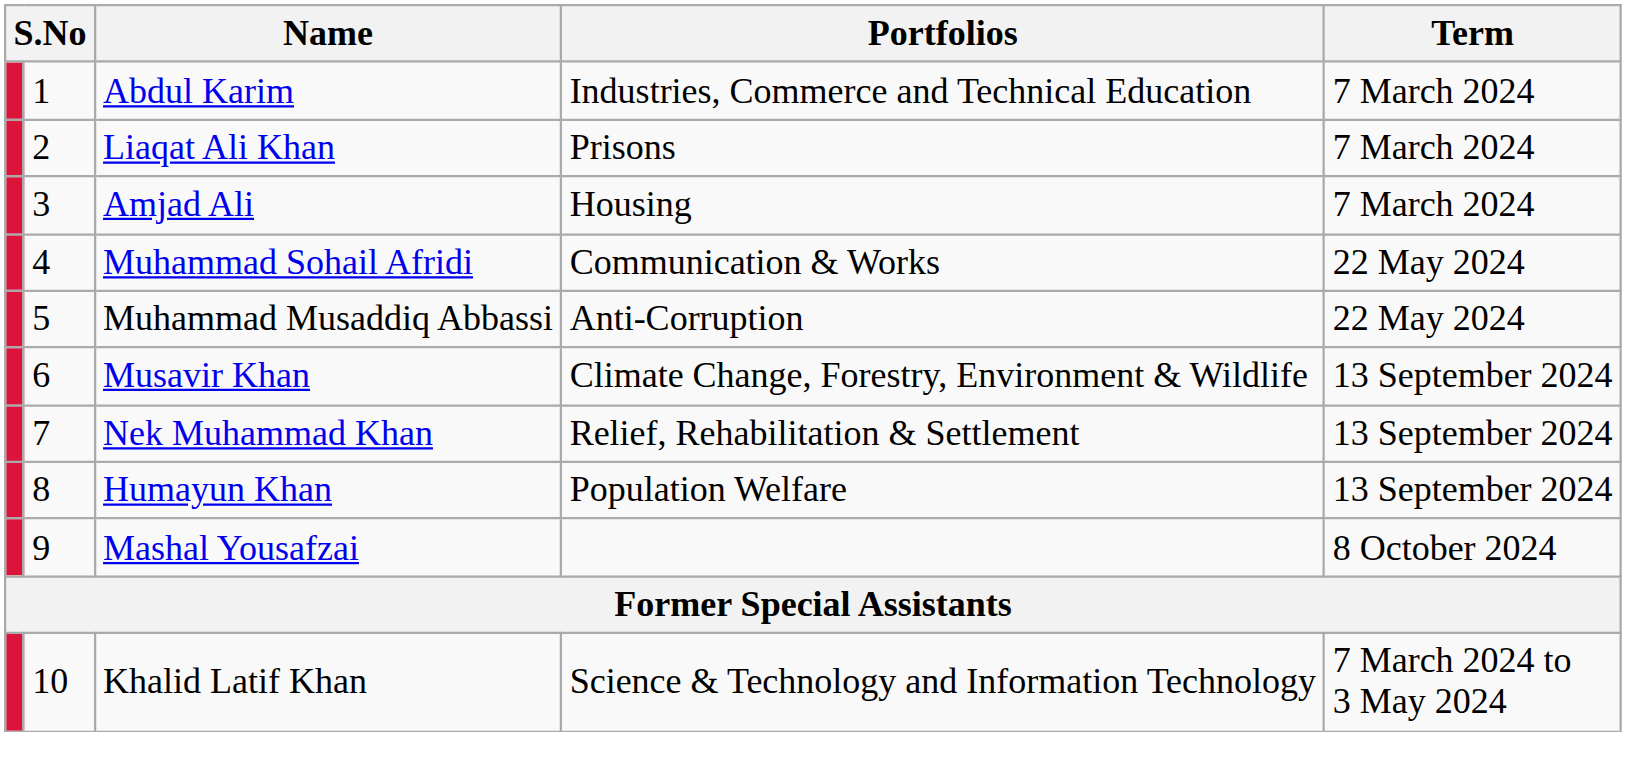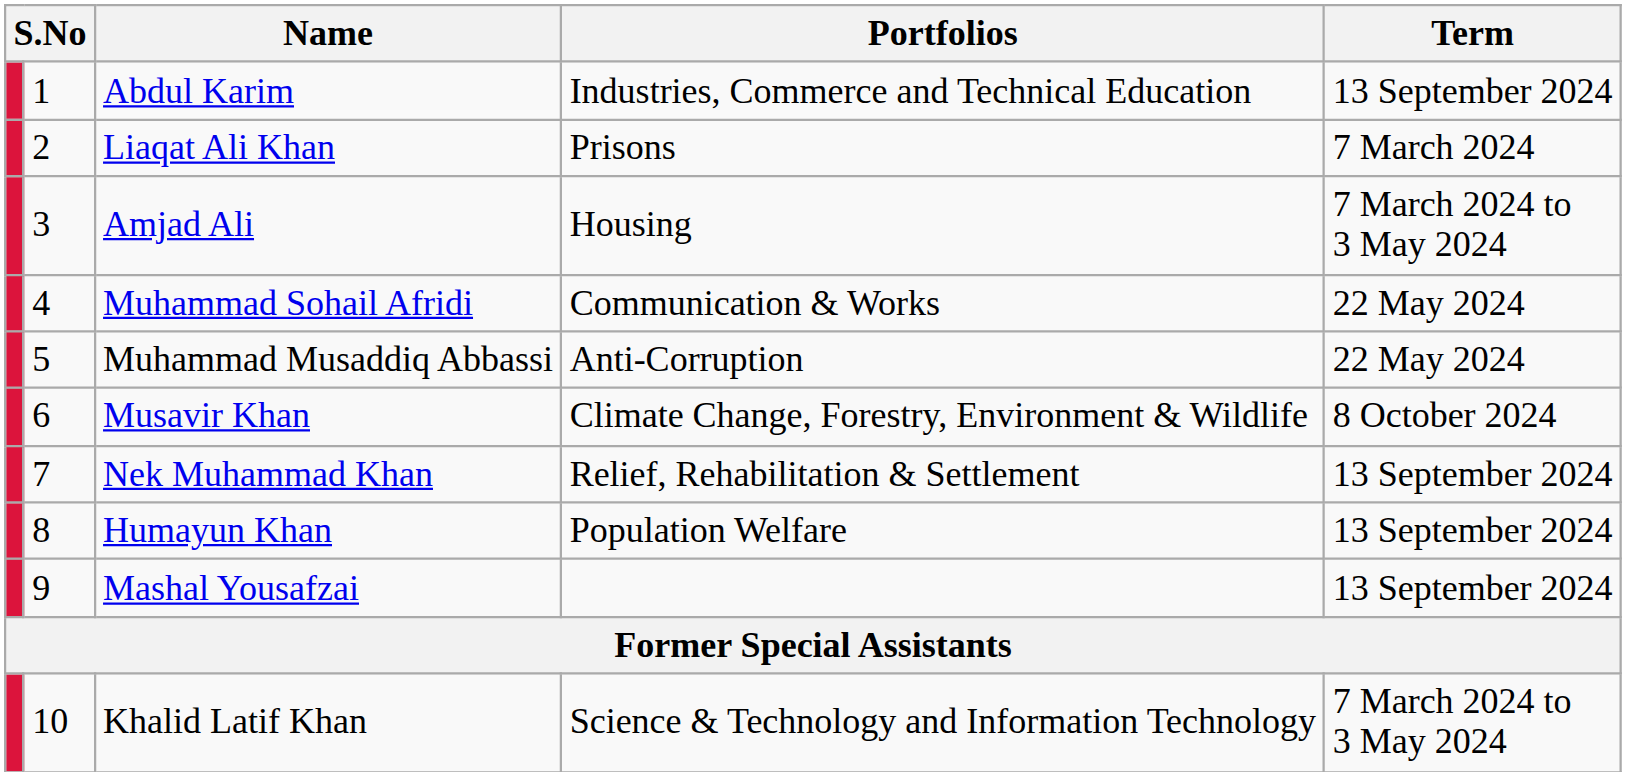(1434, 90) 7 March 2024 -> (1473, 90) 13 September 2024
(1434, 204) 7 March 2024 -> (1452, 224) 7 March 2024 to 3 May 2024
(1473, 375) 13 September 2024 -> (1445, 416) 8 October 2024
(1445, 546) 8 October 2024 -> (1473, 587) 13 September 2024
